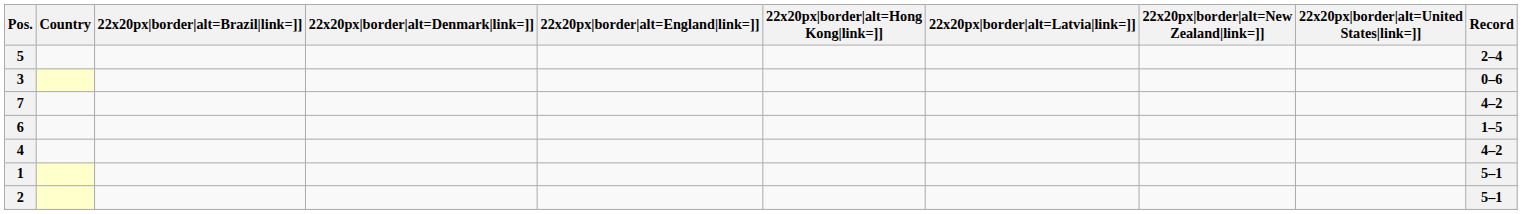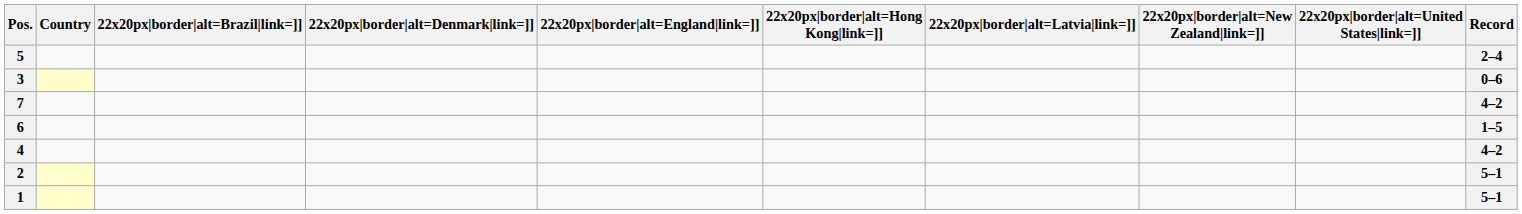rows swapped: (20, 174) <-> (20, 198)
